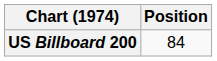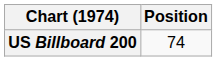(176, 42) 84 -> (176, 42) 74
